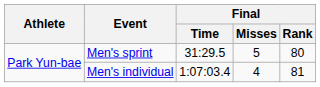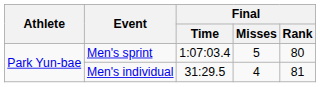(205, 53) 31:29.5 -> (205, 53) 1:07:03.4
(205, 72) 1:07:03.4 -> (205, 72) 31:29.5
